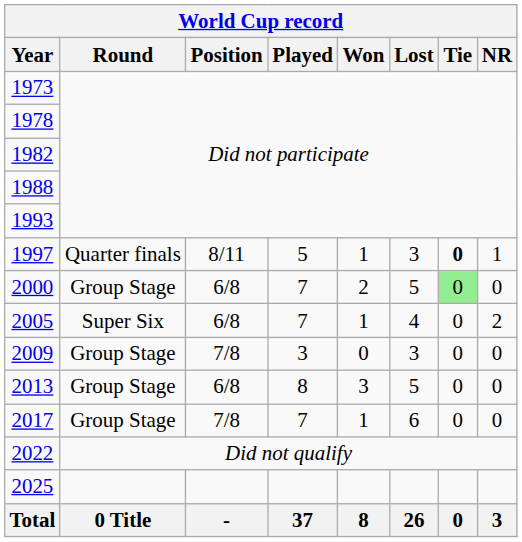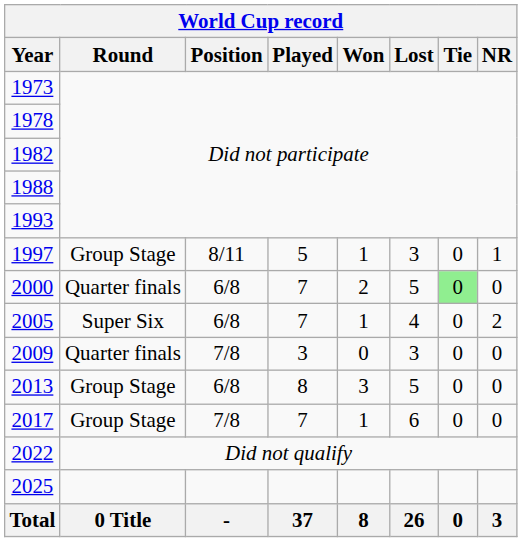(123, 253) Quarter finals -> (123, 253) Group Stage
(458, 253) bold -> (458, 253) normal
(123, 287) Group Stage -> (123, 287) Quarter finals
(123, 353) Group Stage -> (123, 353) Quarter finals
